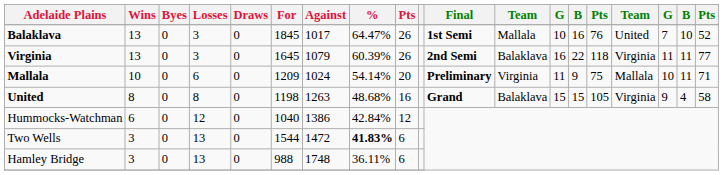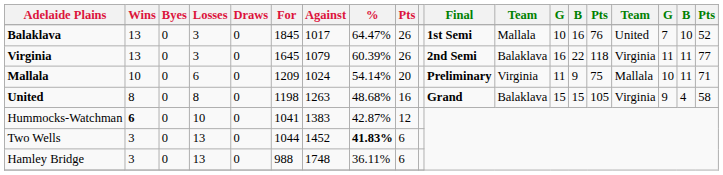(131, 117) normal -> (131, 117) bold
(199, 117) 12 -> (199, 117) 10
(287, 117) 1040 -> (287, 117) 1041
(318, 117) 1386 -> (318, 117) 1383
(371, 117) 42.84% -> (371, 117) 42.87%
(287, 138) 1544 -> (287, 138) 1044
(318, 138) 1472 -> (318, 138) 1452
